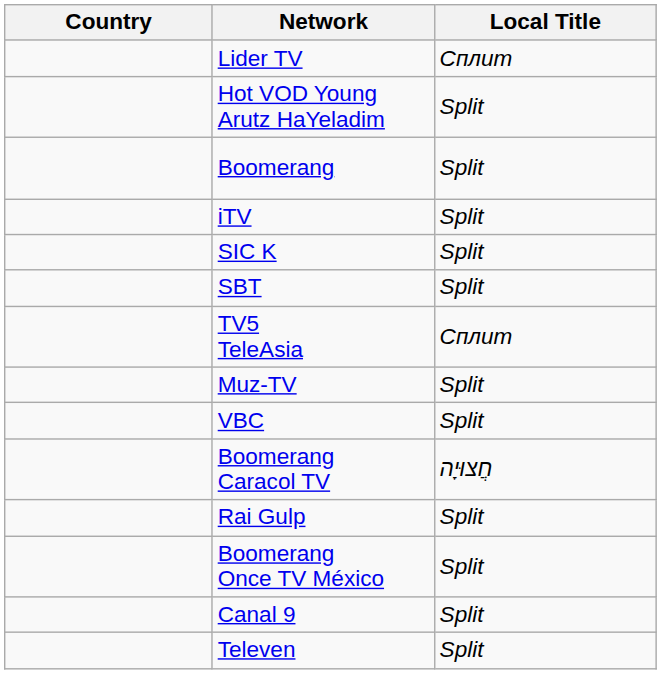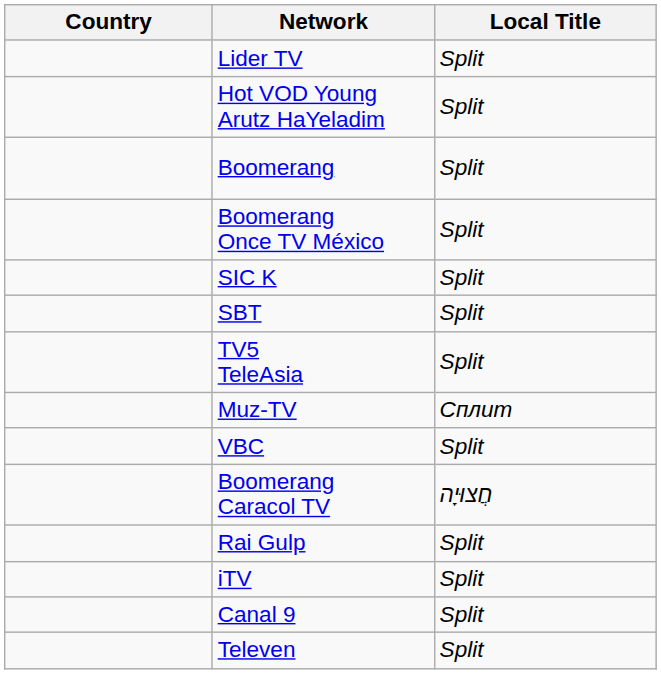(476, 58) Сплит -> (462, 58) Split
rows swapped: (301, 565) <-> (235, 216)
(476, 336) Сплит -> (462, 361) Split
(462, 384) Split -> (476, 410) Сплит
